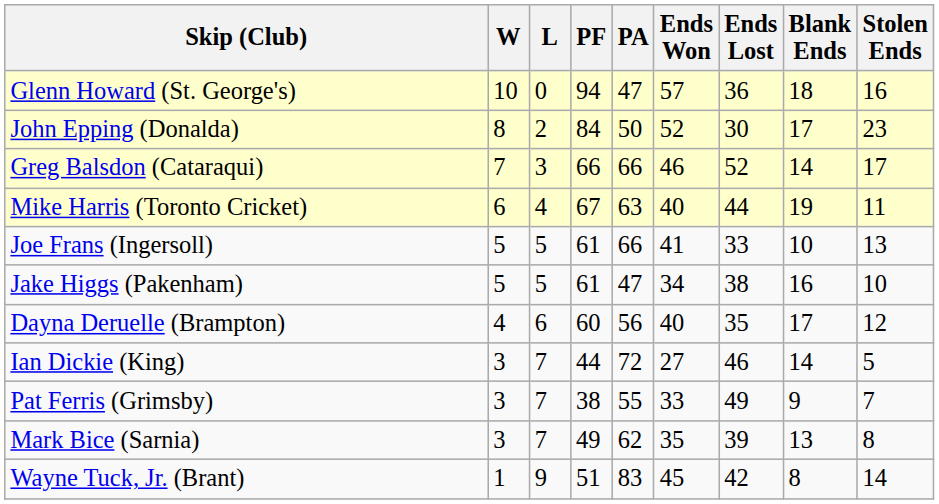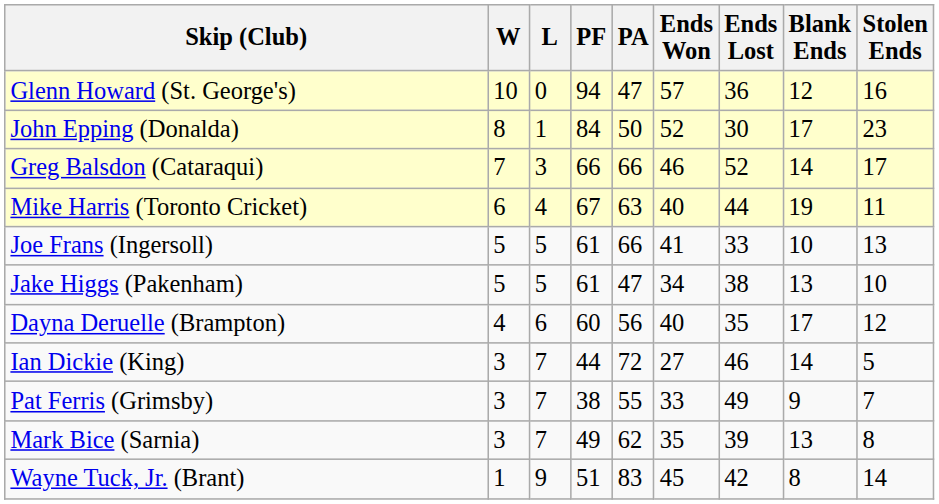(801, 90) 18 -> (801, 90) 12
(541, 129) 2 -> (541, 129) 1
(801, 284) 16 -> (801, 284) 13
